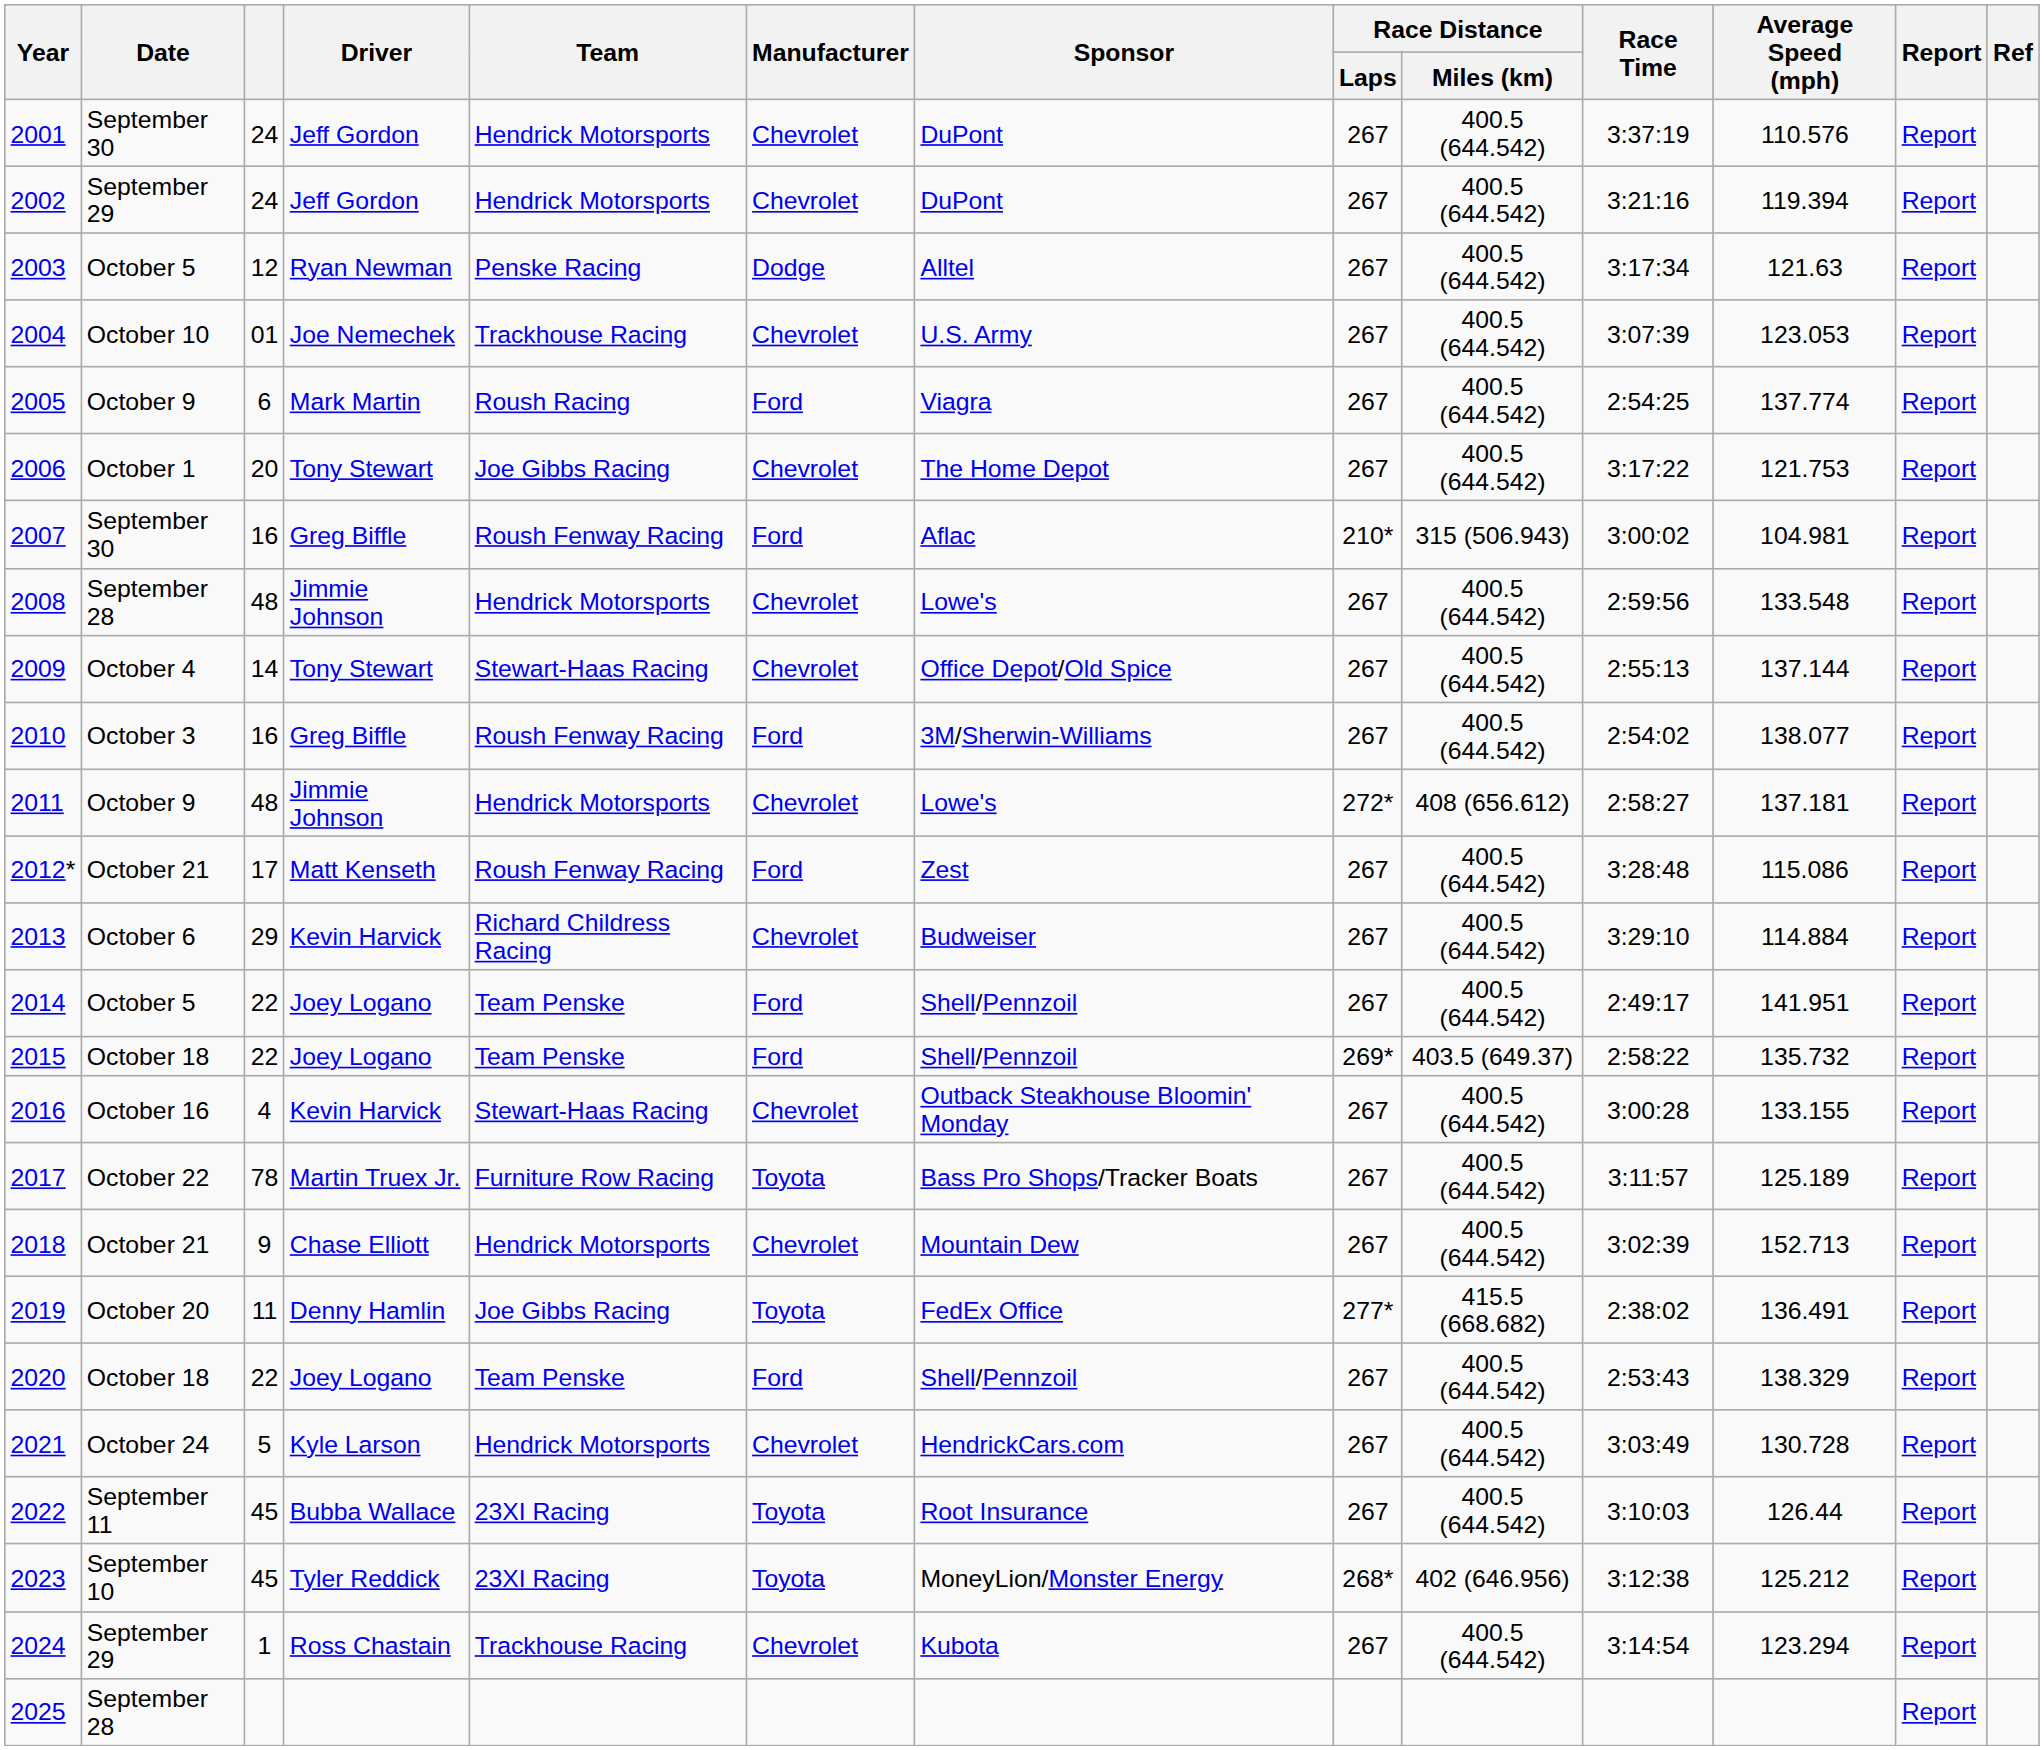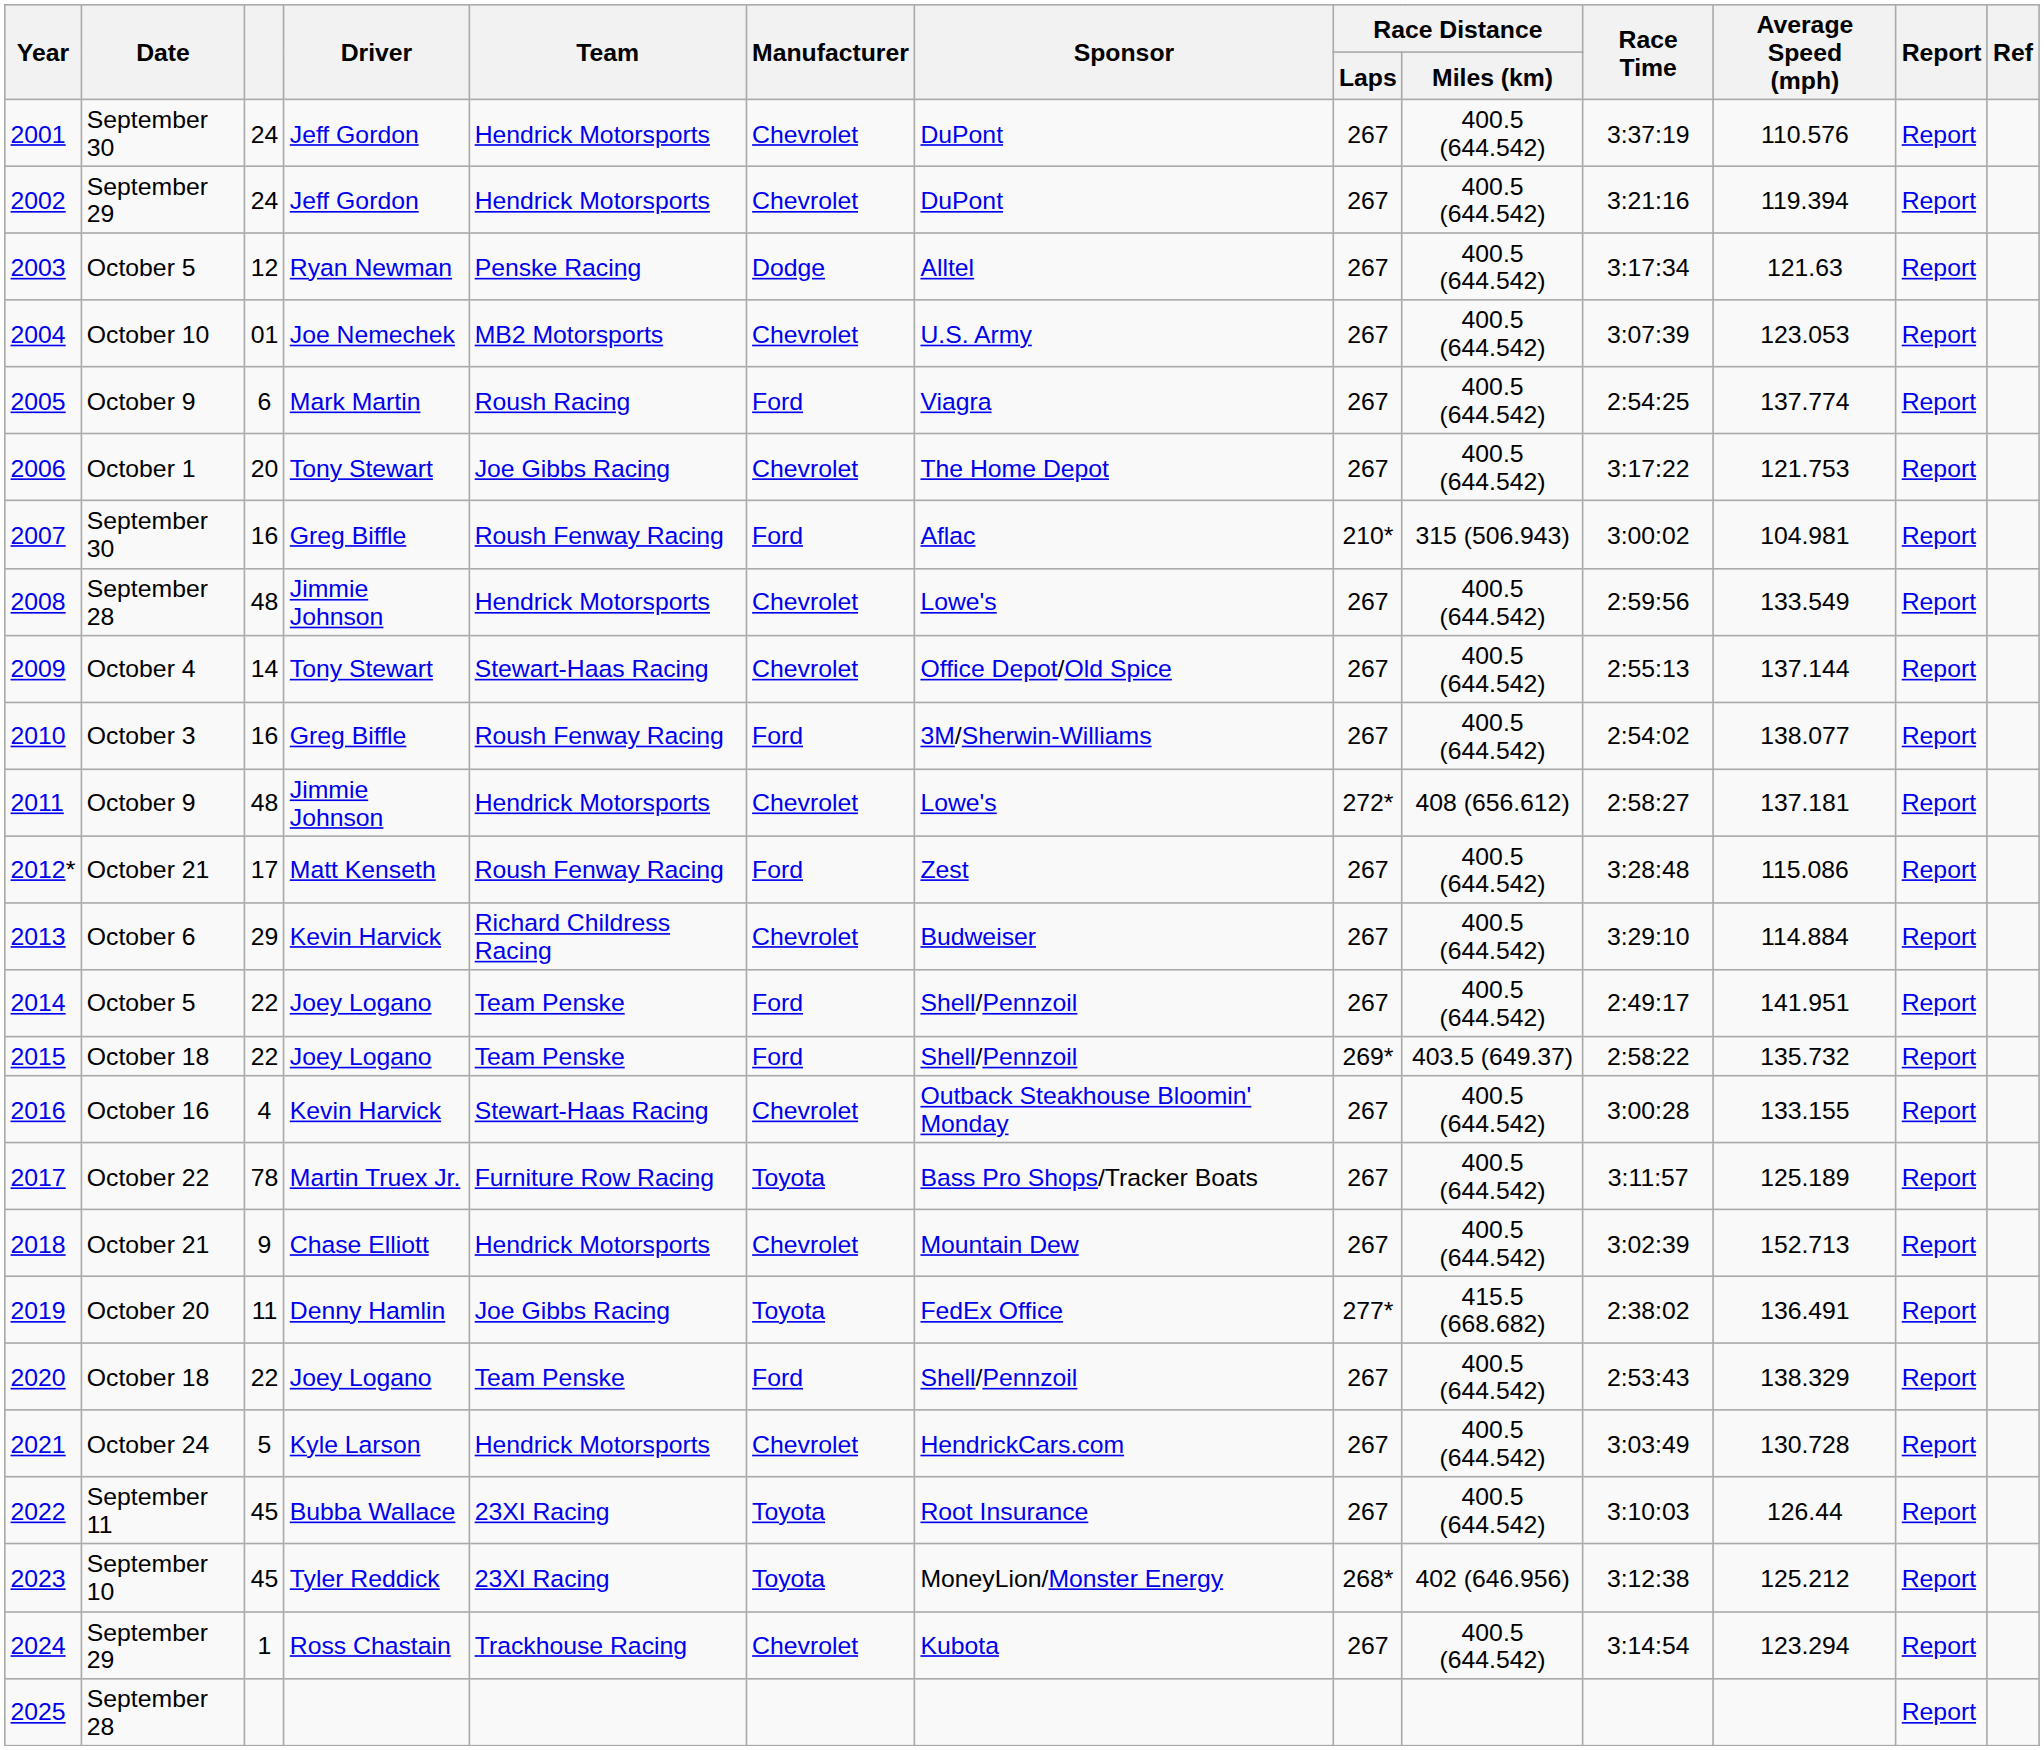(581, 334) Trackhouse Racing -> (569, 334) MB2 Motorsports
(1805, 602) 133.548 -> (1805, 602) 133.549
